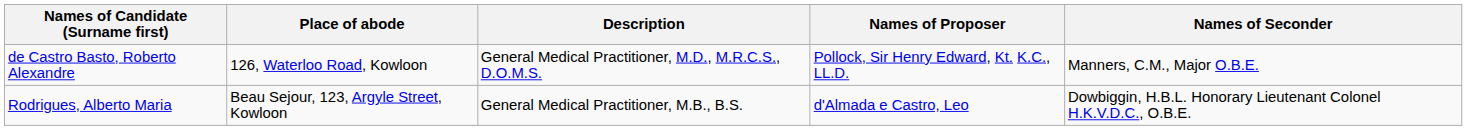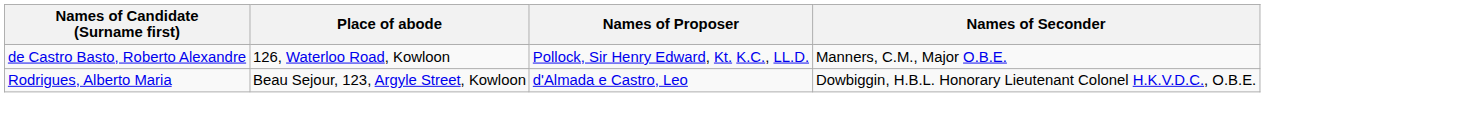- column: (644, 24)
